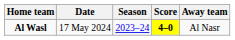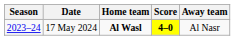columns swapped: (132, 12) <-> (31, 12)
